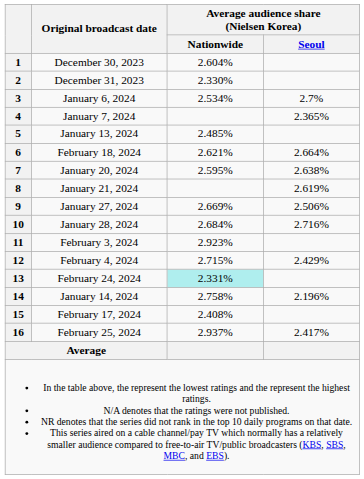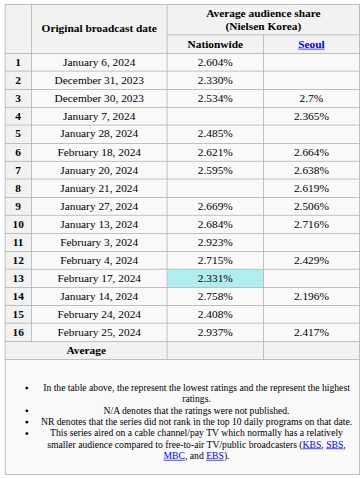(99, 62) December 30, 2023 -> (99, 62) January 6, 2024
(99, 98) January 6, 2024 -> (99, 98) December 30, 2023
(99, 134) January 13, 2024 -> (99, 134) January 28, 2024
(99, 224) January 28, 2024 -> (99, 224) January 13, 2024
(99, 278) February 24, 2024 -> (99, 278) February 17, 2024
(99, 314) February 17, 2024 -> (99, 314) February 24, 2024
